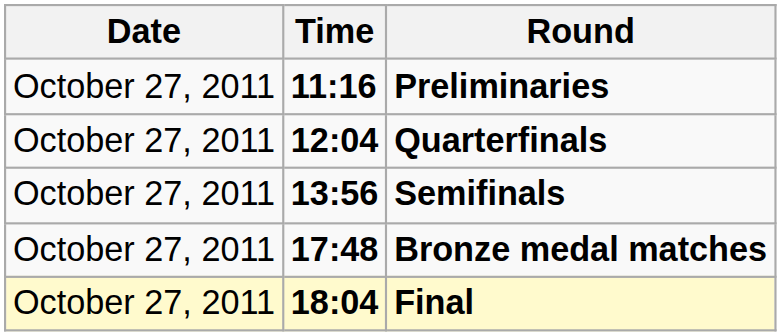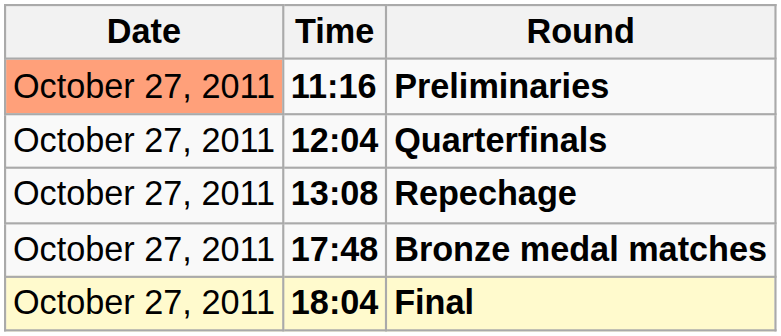(144, 85) no background -> (144, 85) lightsalmon background
+ row: (486, 194)
- row: (480, 194)
